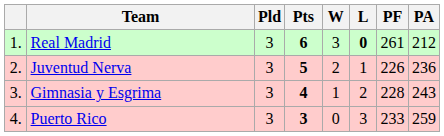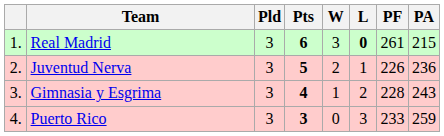(424, 42) 212 -> (424, 42) 215
